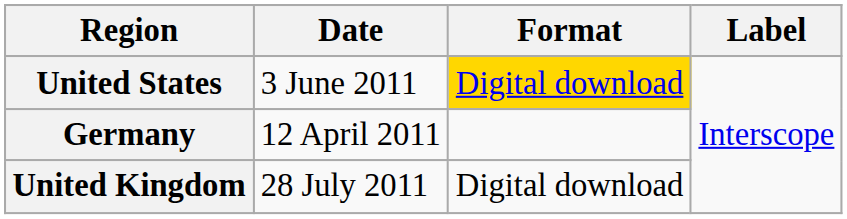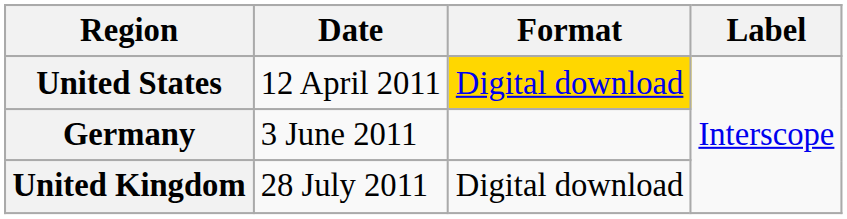(339, 82) 3 June 2011 -> (351, 82) 12 April 2011
(351, 133) 12 April 2011 -> (339, 133) 3 June 2011
